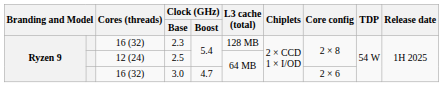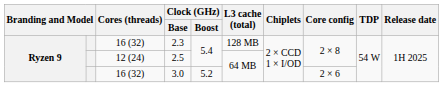(206, 74) 4.7 -> (206, 74) 5.2
